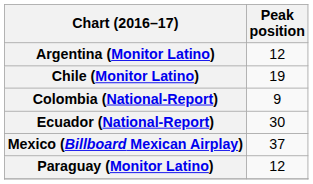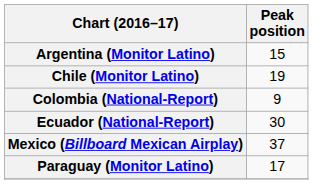(277, 54) 12 -> (277, 54) 15
(277, 167) 12 -> (277, 167) 17
